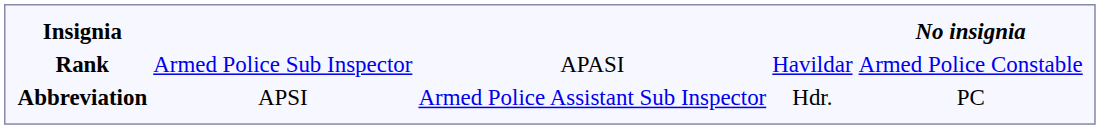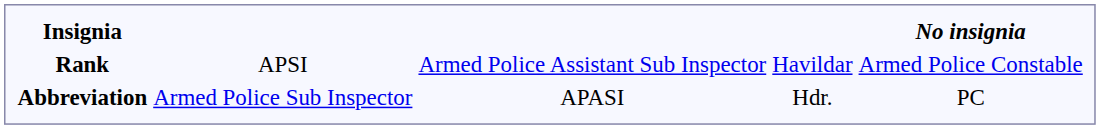(283, 64) Armed Police Sub Inspector -> (283, 64) APSI
(592, 64) APASI -> (592, 64) Armed Police Assistant Sub Inspector
(283, 97) APSI -> (283, 97) Armed Police Sub Inspector
(592, 97) Armed Police Assistant Sub Inspector -> (592, 97) APASI
